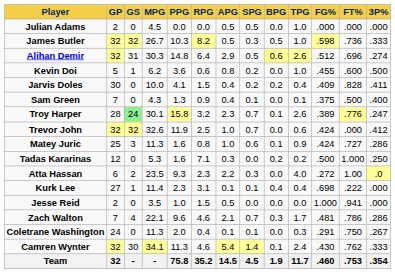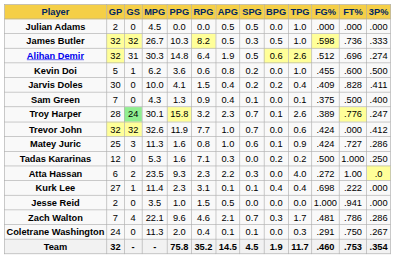(228, 56) 2.9 -> (228, 56) 1.9
(203, 129) 2.5 -> (203, 129) 7.7
- row: (55, 247)
